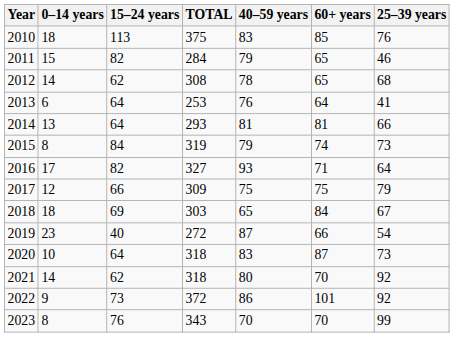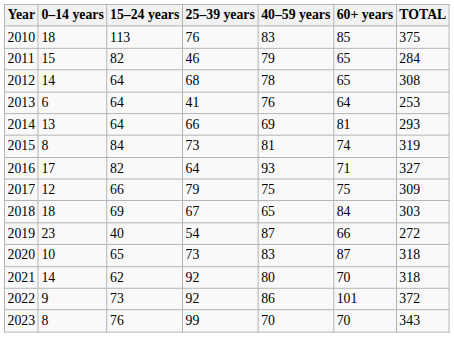columns swapped: (412, 15) <-> (209, 15)
(117, 80) 62 -> (117, 80) 64
(246, 124) 81 -> (268, 124) 69
(246, 146) 79 -> (268, 146) 81
(117, 255) 64 -> (117, 255) 65
